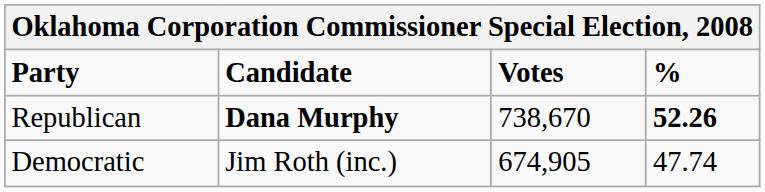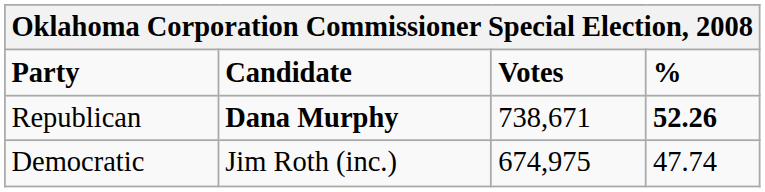(545, 117) 738,670 -> (545, 117) 738,671
(545, 162) 674,905 -> (545, 162) 674,975
